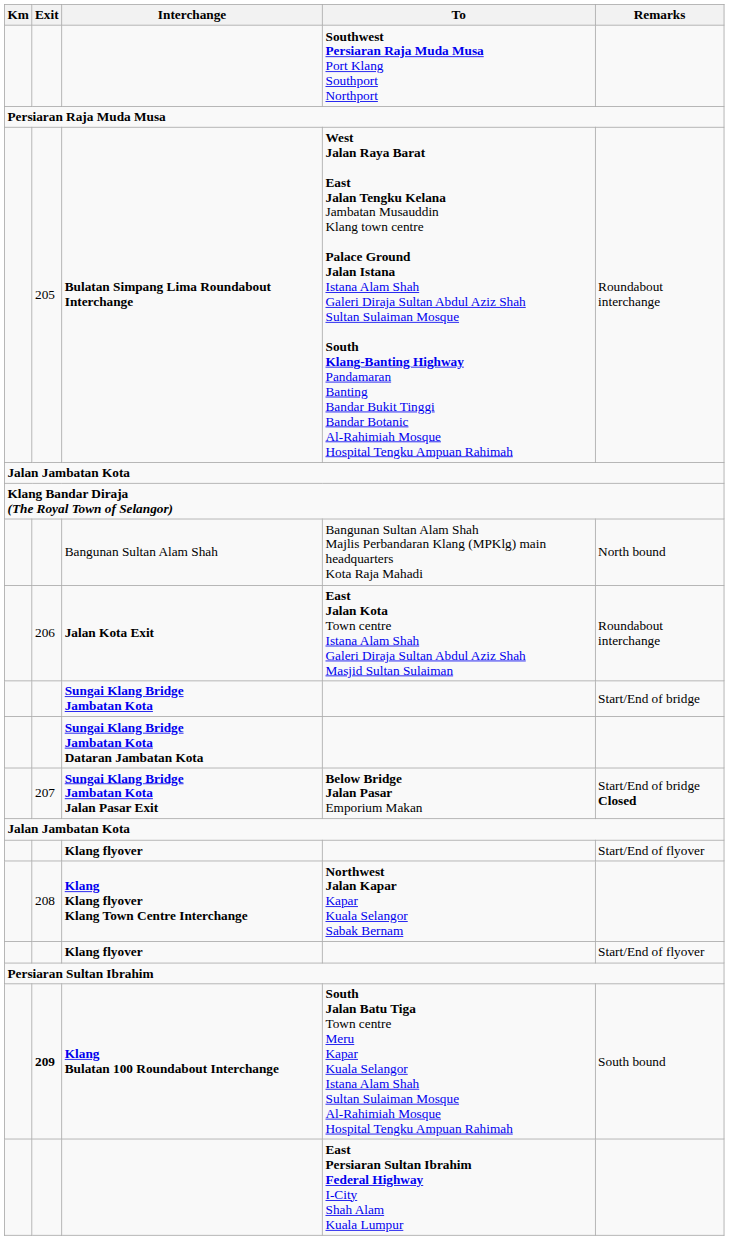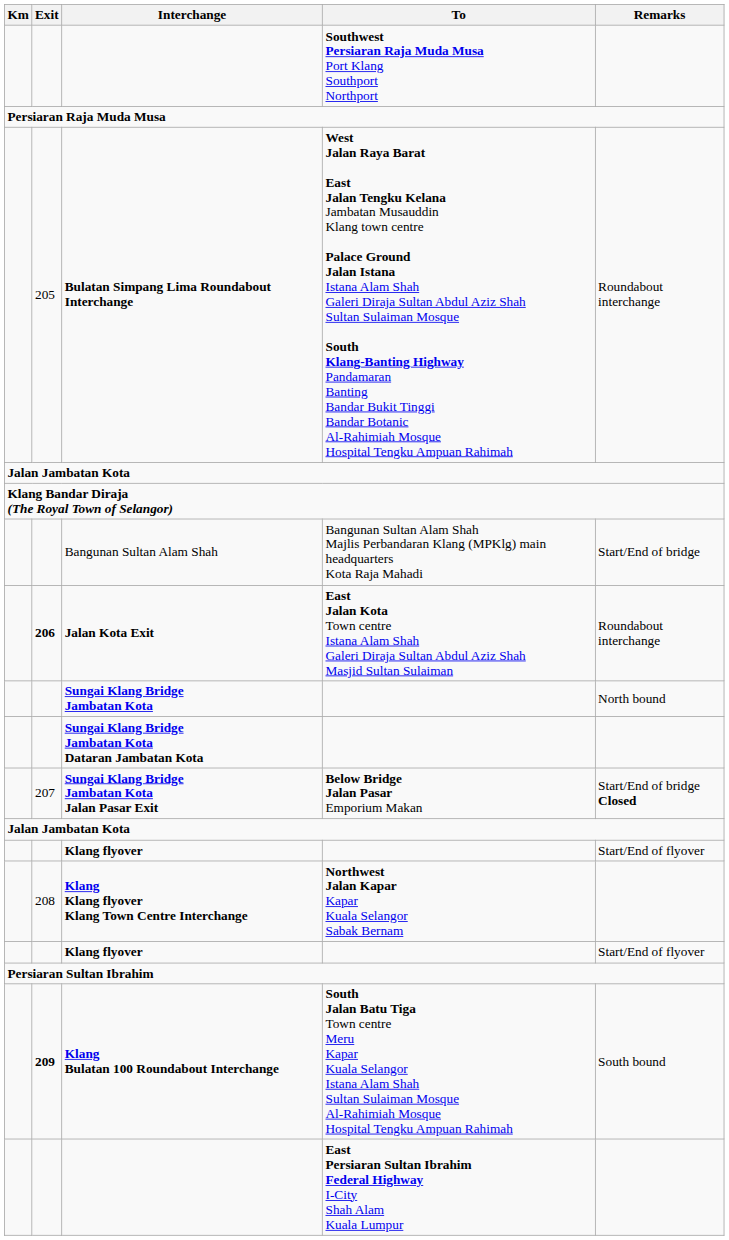(632, 552) North bound -> (649, 552) Start/End of bridge
(45, 633) normal -> (45, 633) bold
(649, 698) Start/End of bridge -> (632, 698) North bound
